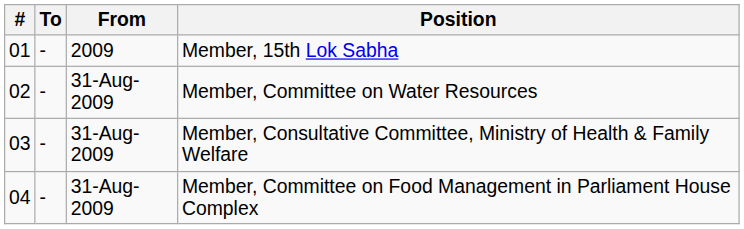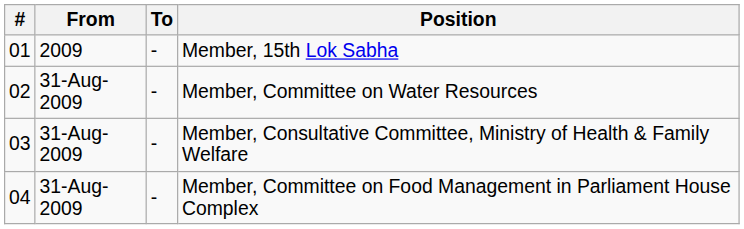columns swapped: (122, 19) <-> (51, 19)
